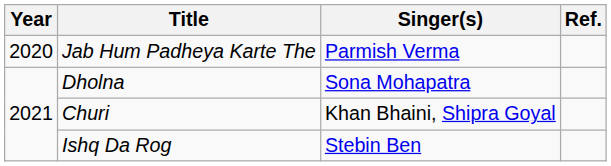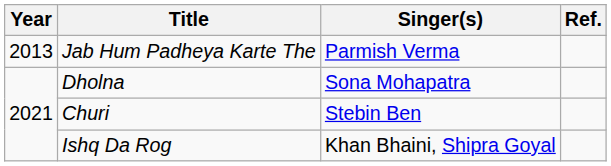(31, 51) 2020 -> (31, 51) 2013
(440, 113) Khan Bhaini, Shipra Goyal -> (373, 113) Stebin Ben
(373, 144) Stebin Ben -> (440, 144) Khan Bhaini, Shipra Goyal
